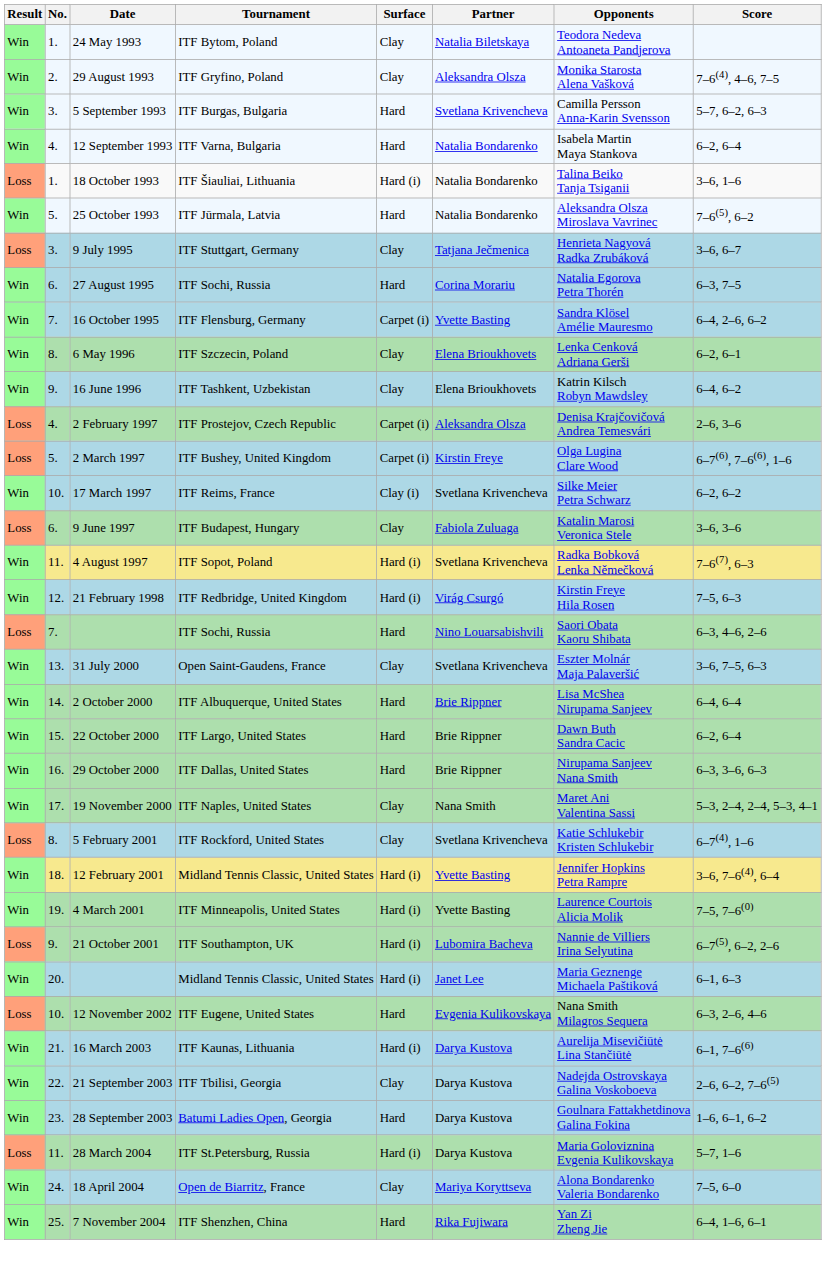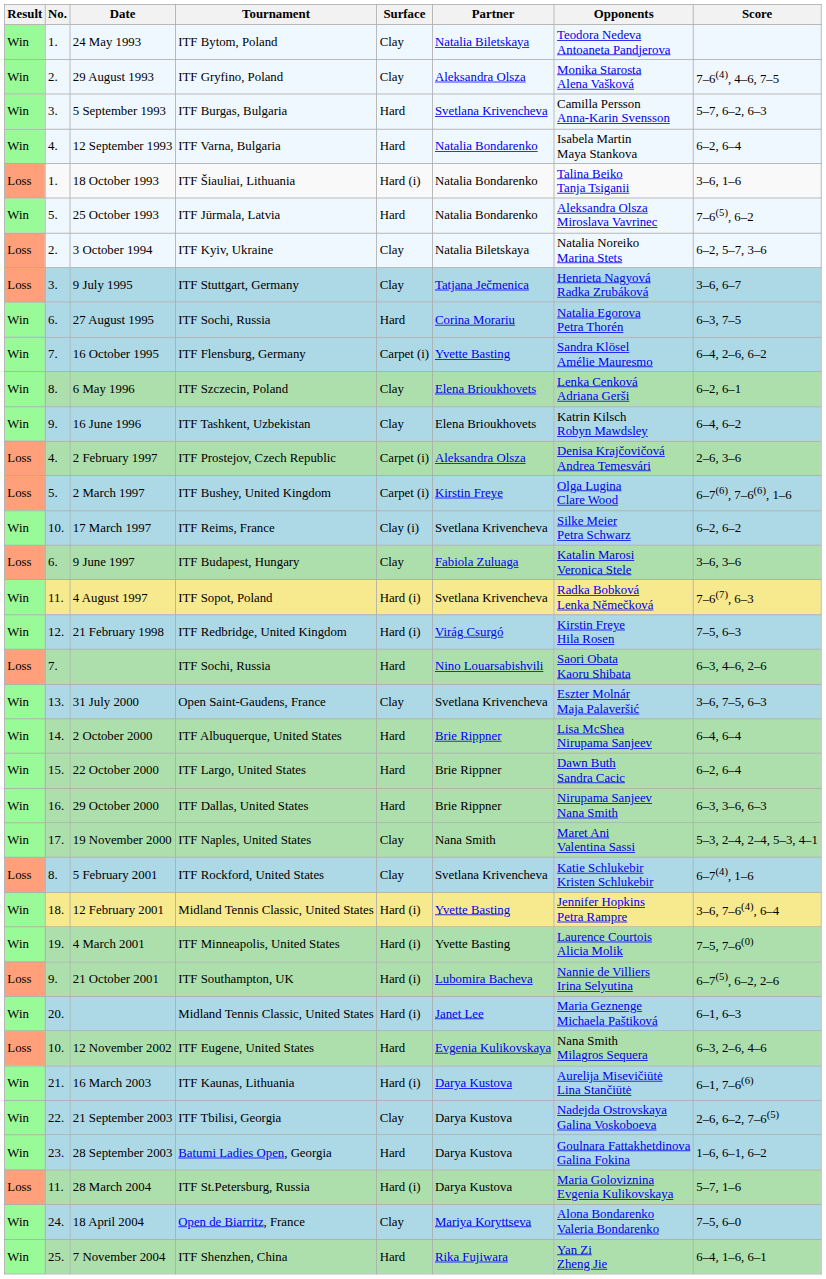+ row: (113, 250)
